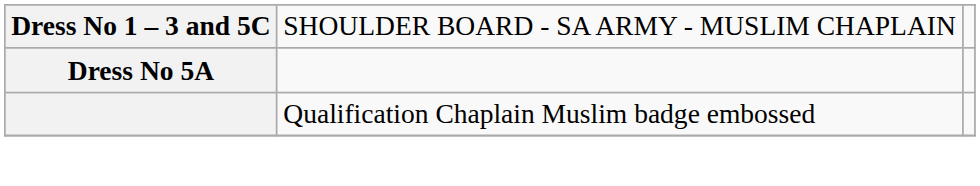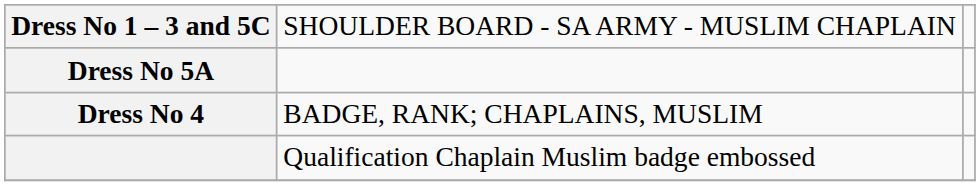+ row: (141, 113)
